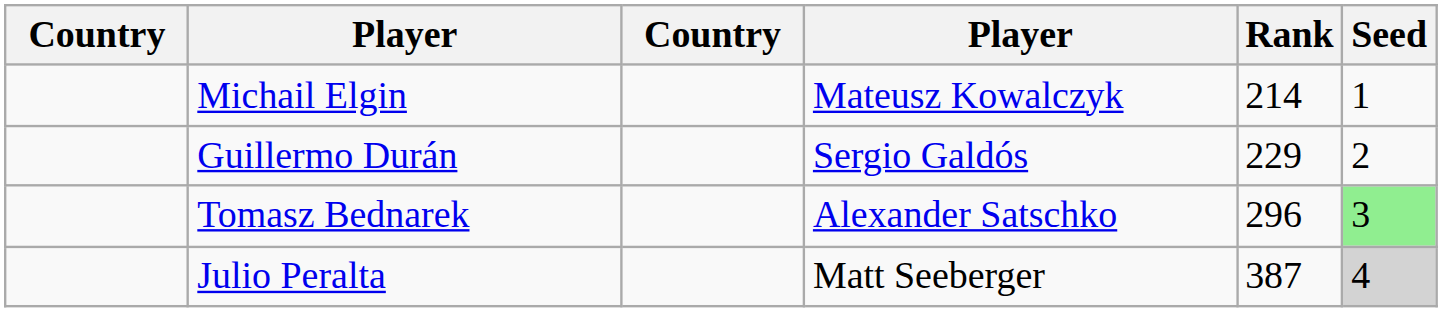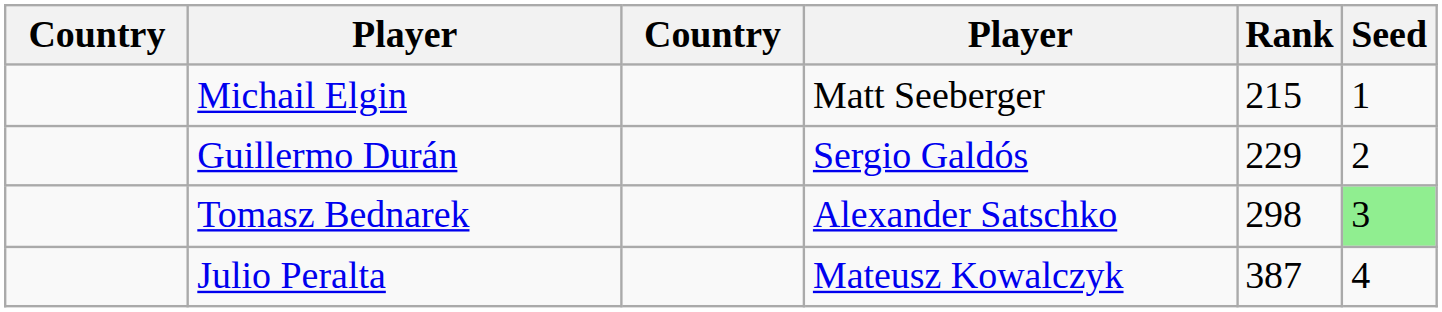(968, 94) Mateusz Kowalczyk -> (929, 94) Matt Seeberger
(1274, 94) 214 -> (1274, 94) 215
(1274, 214) 296 -> (1274, 214) 298
(929, 275) Matt Seeberger -> (968, 275) Mateusz Kowalczyk
(1361, 275) lightgrey background -> (1361, 275) no background
